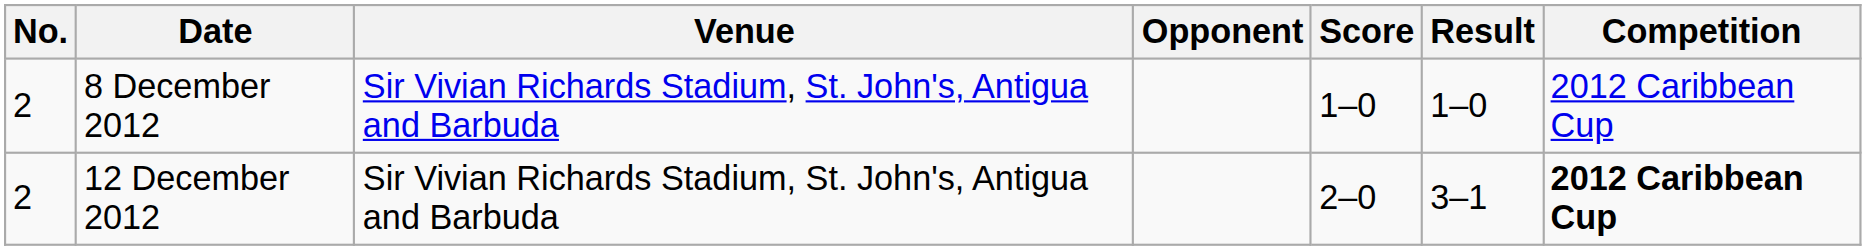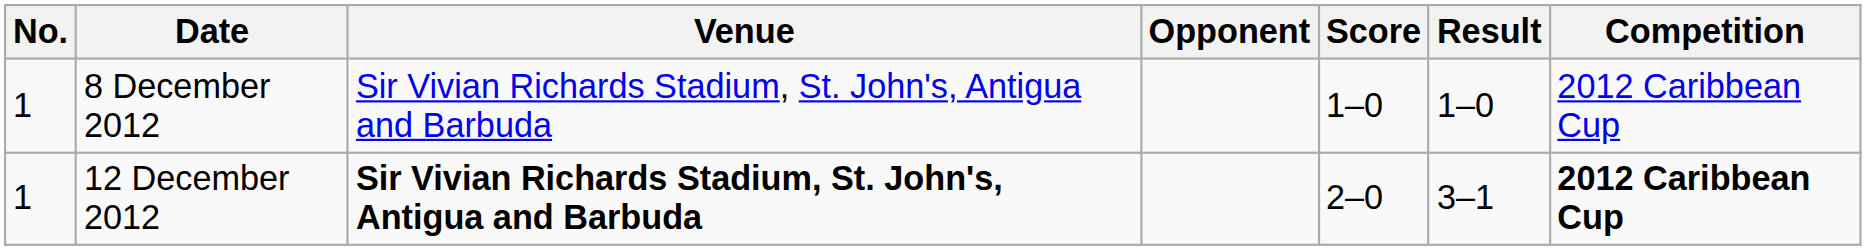(22, 105) 2 -> (22, 105) 1
(22, 198) 2 -> (22, 198) 1
(725, 198) normal -> (679, 198) bold
